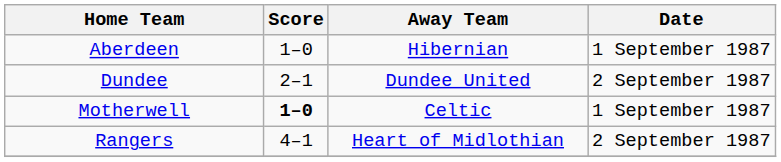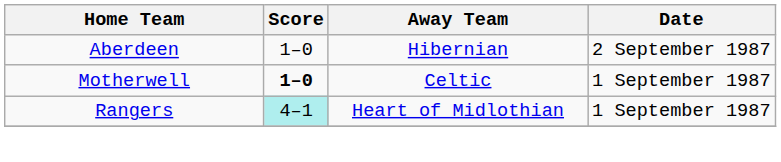(681, 50) 1 September 1987 -> (681, 50) 2 September 1987
- row: (134, 80)
(296, 141) no background -> (296, 111) paleturquoise background
(681, 141) 2 September 1987 -> (681, 111) 1 September 1987
